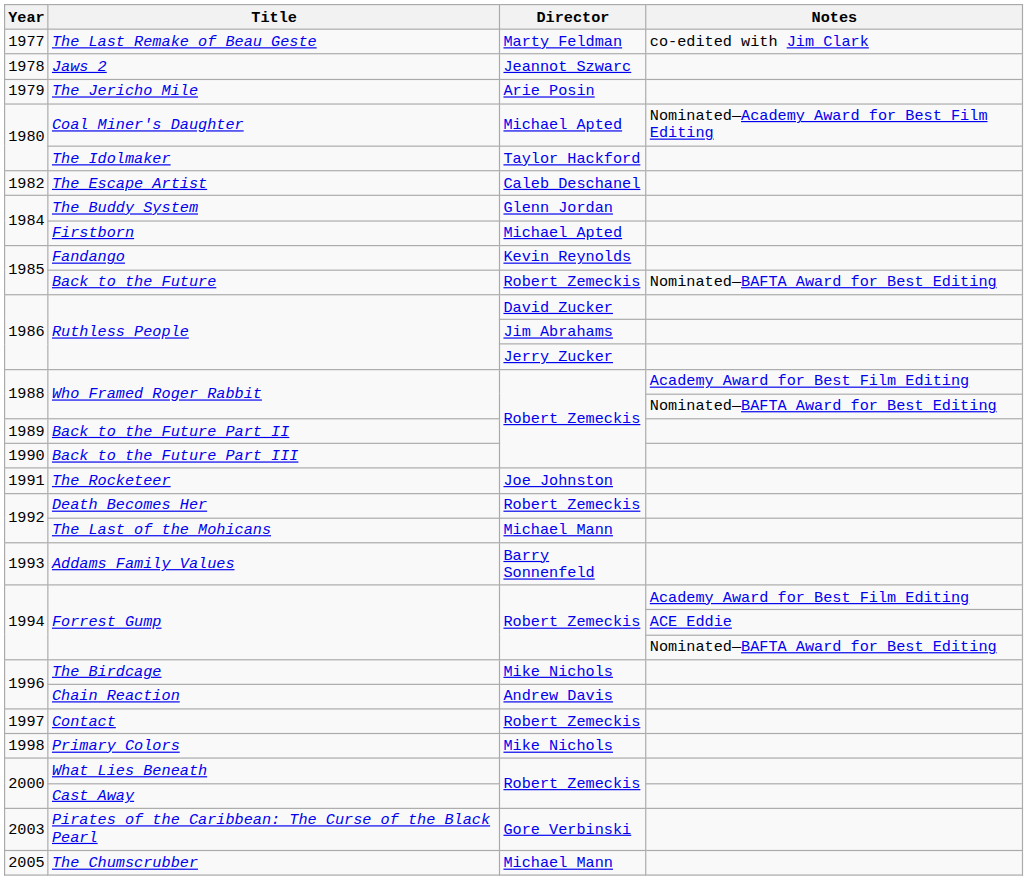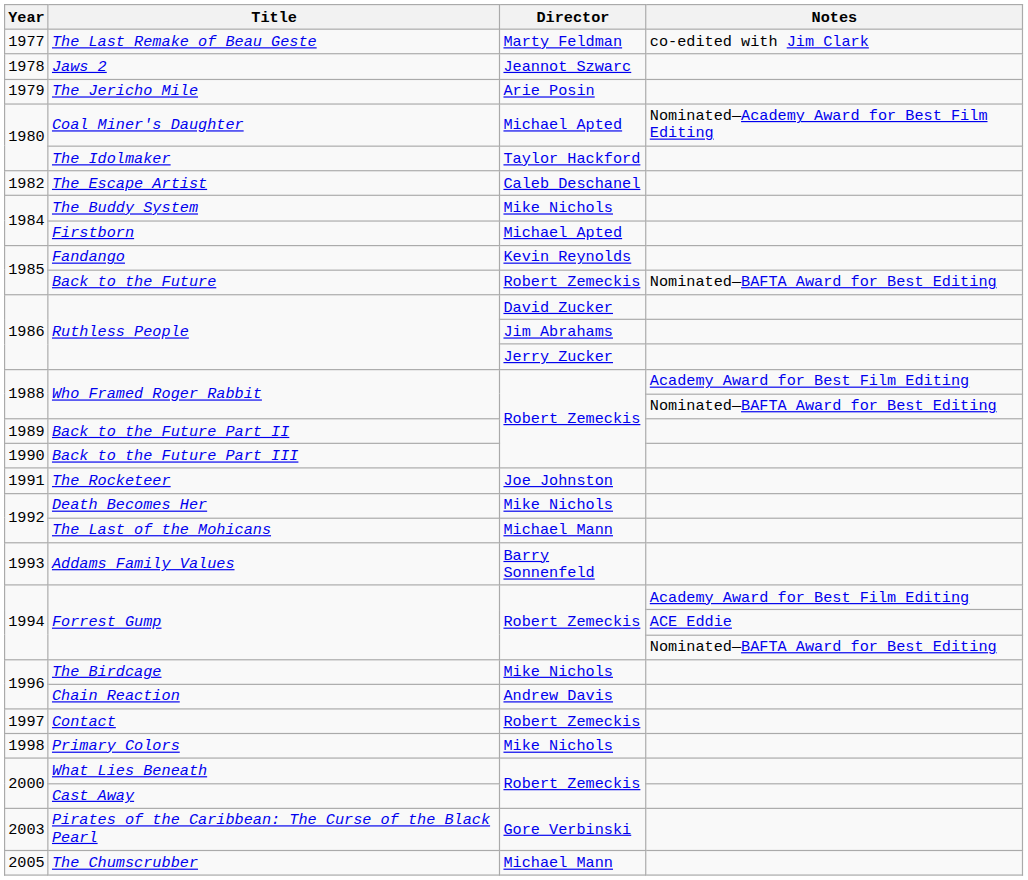(558, 208) Glenn Jordan -> (558, 208) Mike Nichols
(572, 506) Robert Zemeckis -> (558, 506) Mike Nichols
